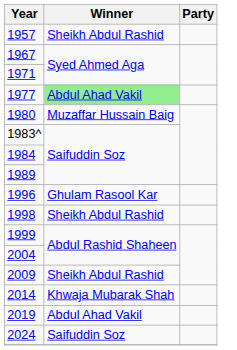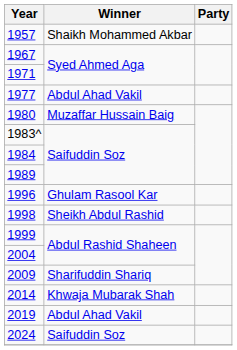(106, 34) Sheikh Abdul Rashid -> (120, 34) Shaikh Mohammed Akbar
(95, 94) lightgreen background -> (95, 94) no background
(106, 275) Sheikh Abdul Rashid -> (99, 275) Sharifuddin Shariq
